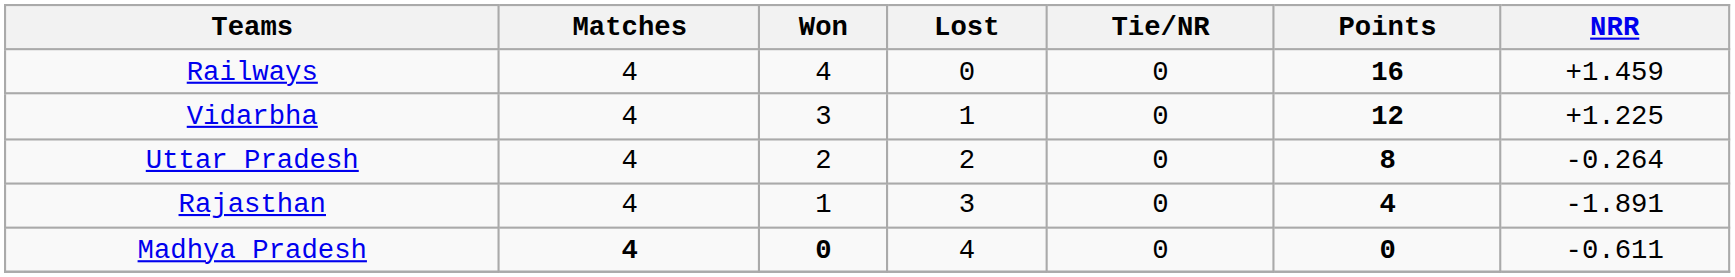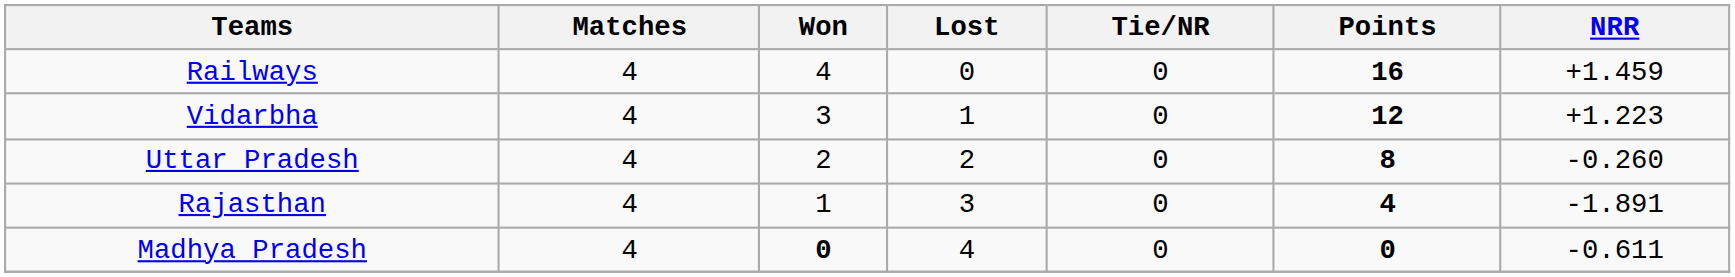(1615, 116) +1.225 -> (1615, 116) +1.223
(1615, 161) -0.264 -> (1615, 161) -0.260
(630, 250) bold -> (630, 250) normal
